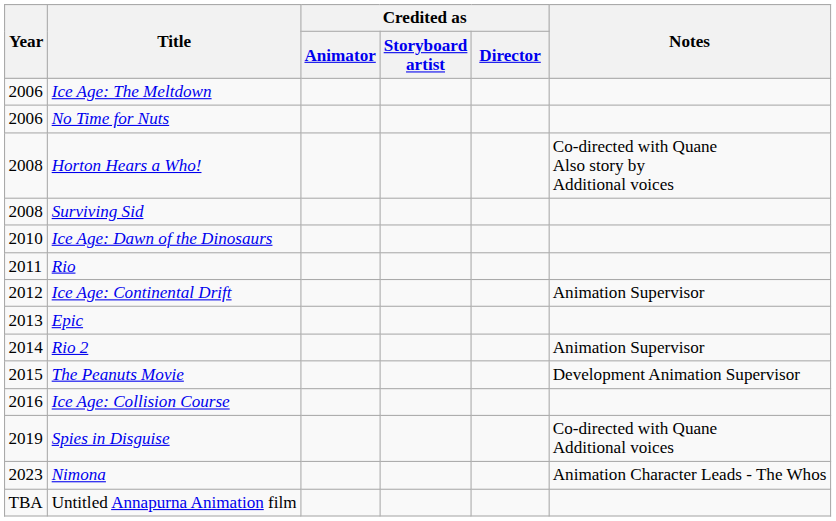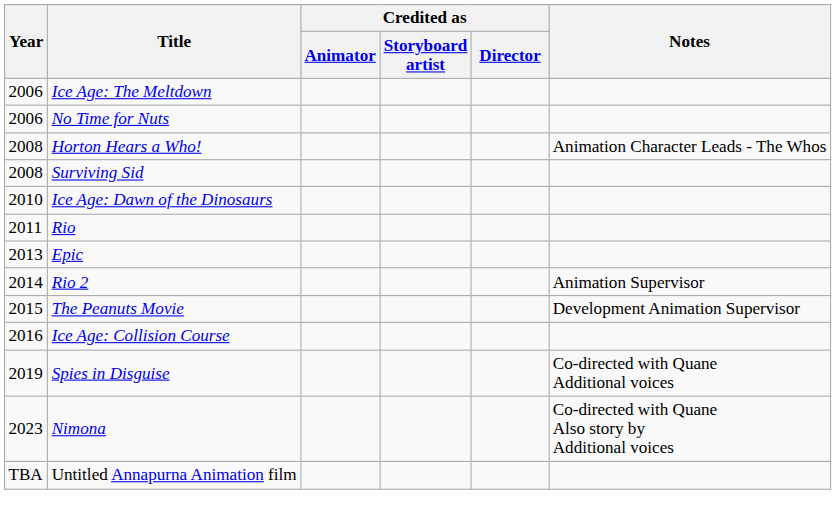(635, 165) Co-directed with Quane Also story by Additional voices -> (690, 145) Animation Character Leads - The Whos
- row: (142, 293)
(690, 475) Animation Character Leads - The Whos -> (635, 428) Co-directed with Quane Also story by Additional voices
